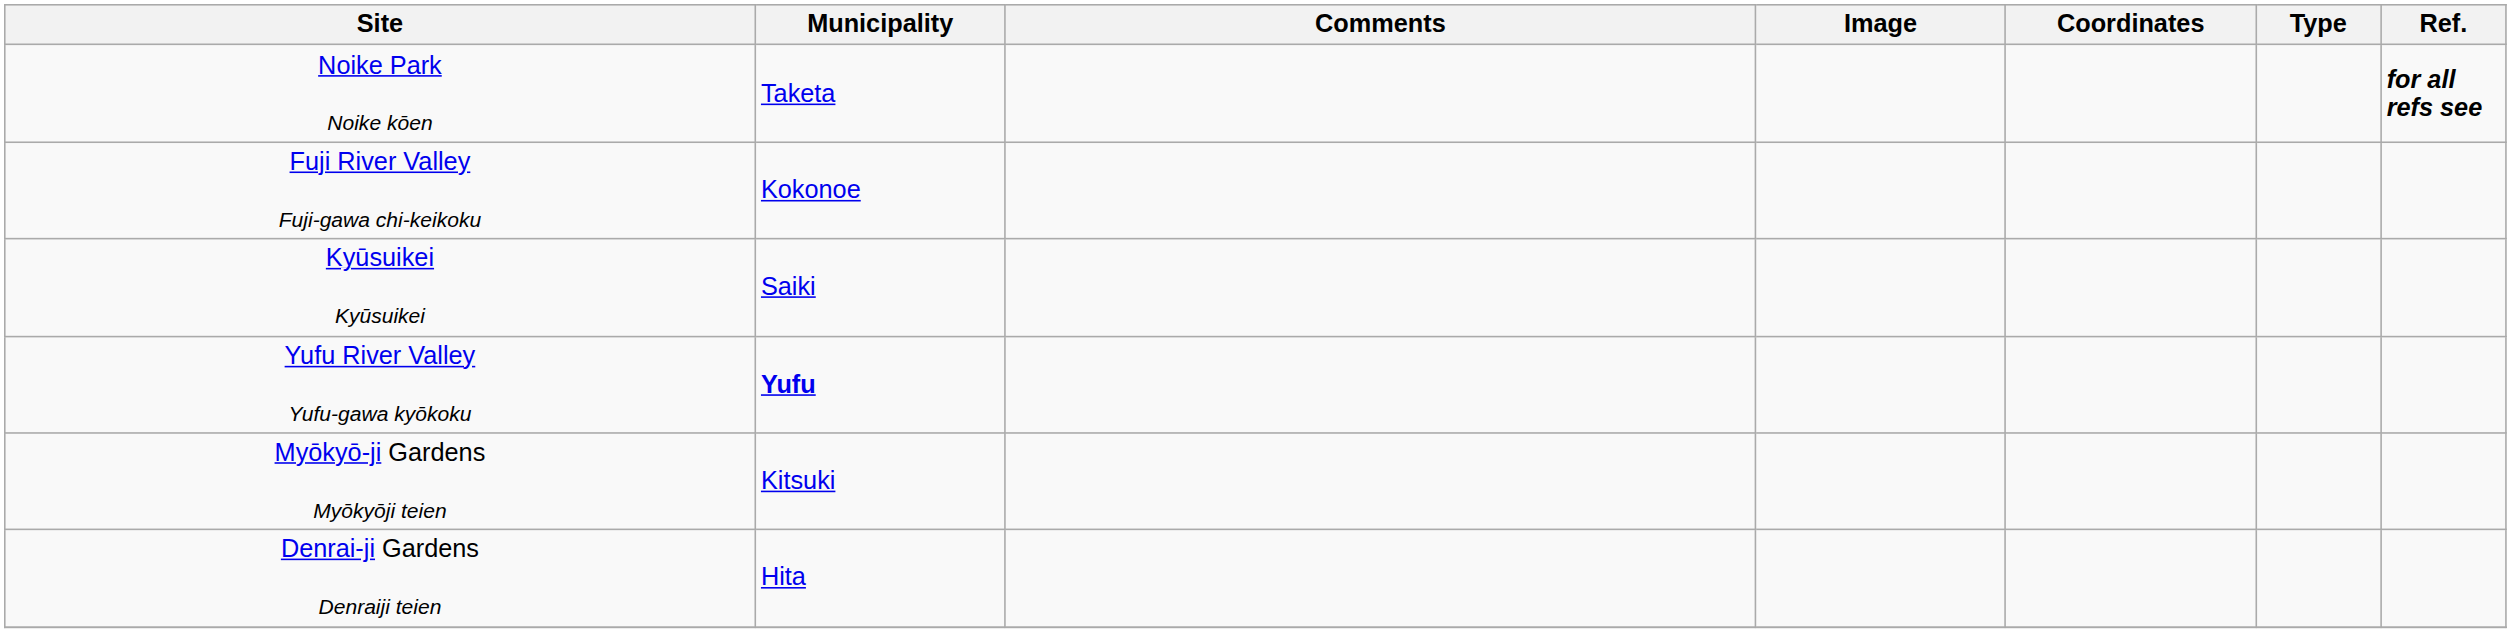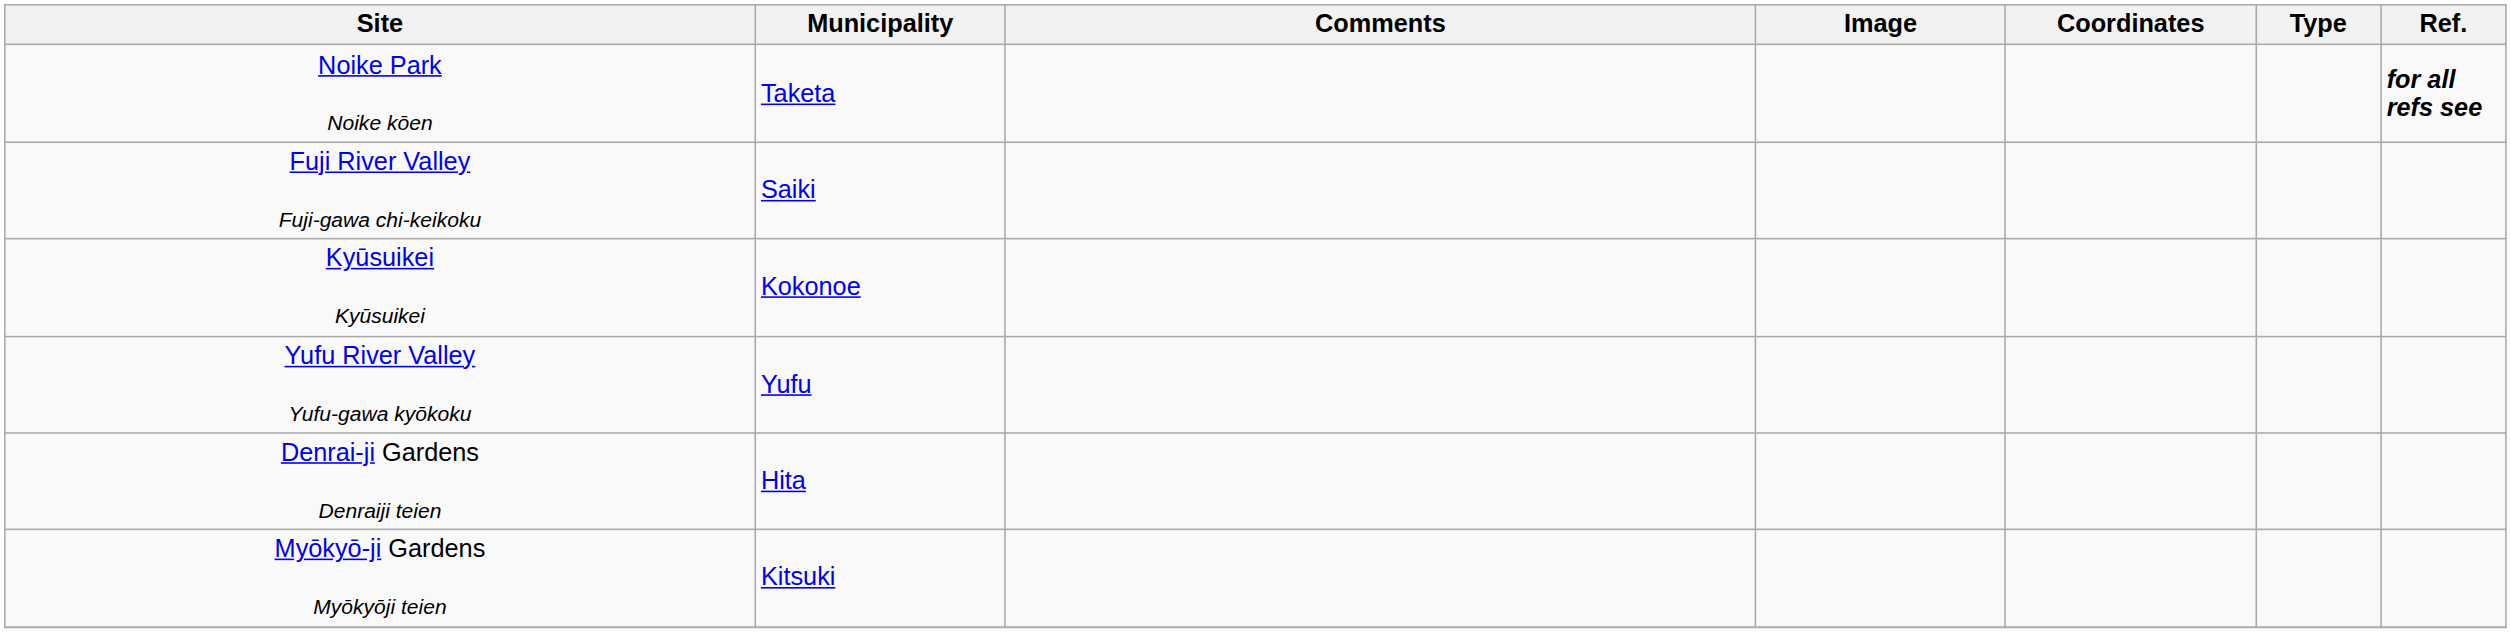(811, 190) Kokonoe -> (788, 190) Saiki
(788, 287) Saiki -> (811, 287) Kokonoe
(788, 383) bold -> (786, 383) normal
rows swapped: (380, 577) <-> (380, 480)
